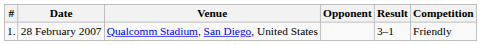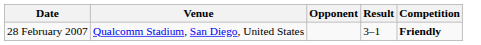- column: (11, 13)
(432, 31) normal -> (420, 31) bold
